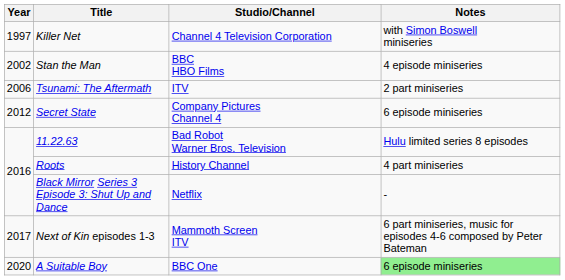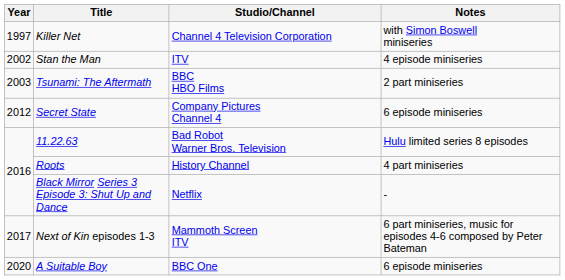(198, 65) BBC HBO Films -> (180, 59) ITV
(19, 89) 2006 -> (19, 83) 2003
(180, 89) ITV -> (198, 83) BBC HBO Films
(433, 266) lightgreen background -> (433, 266) no background
